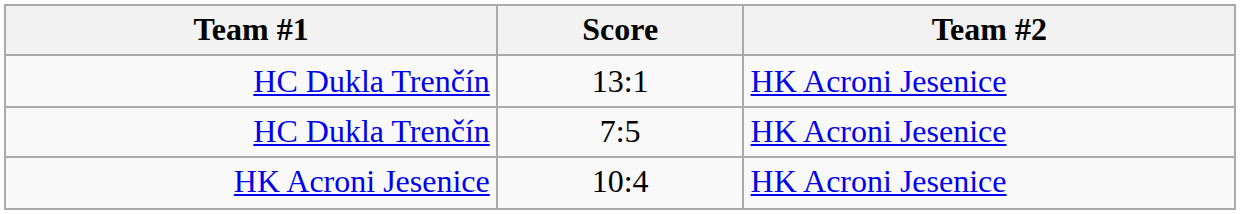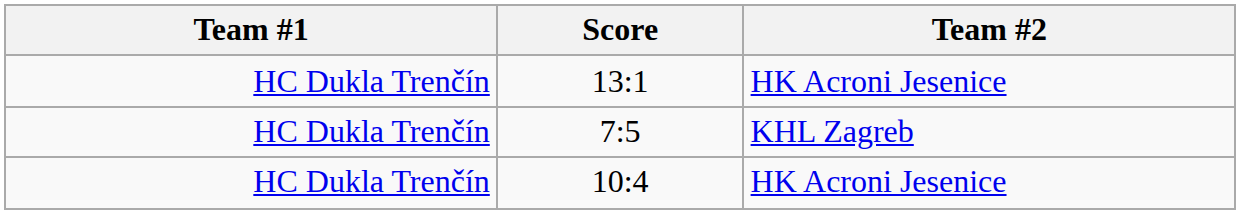(879, 131) HK Acroni Jesenice -> (832, 131) KHL Zagreb
(362, 182) HK Acroni Jesenice -> (372, 182) HC Dukla Trenčín
